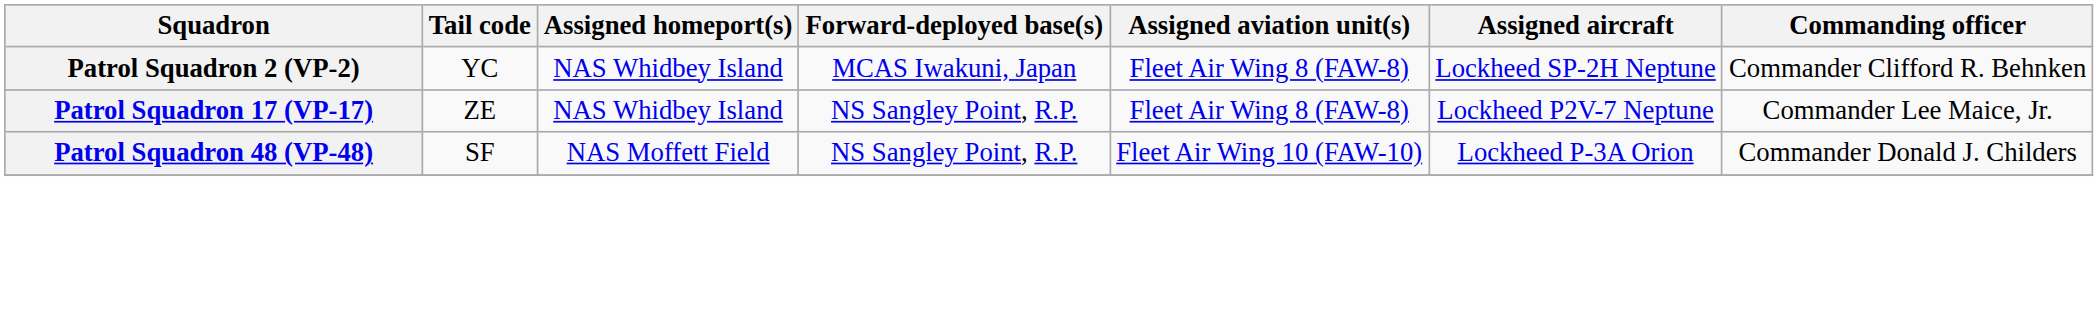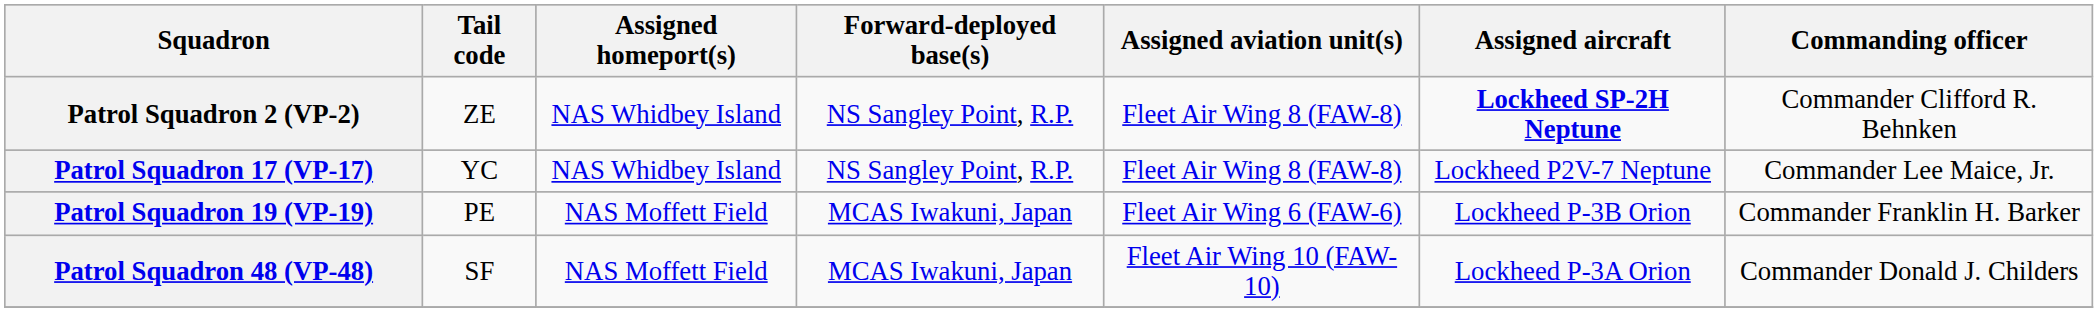(480, 68) YC -> (479, 113) ZE
(954, 68) MCAS Iwakuni, Japan -> (950, 113) NS Sangley Point, R.P.
(1576, 68) normal -> (1573, 113) bold
(480, 110) ZE -> (479, 170) YC
+ row: (214, 212)
(954, 152) NS Sangley Point, R.P. -> (950, 270) MCAS Iwakuni, Japan
